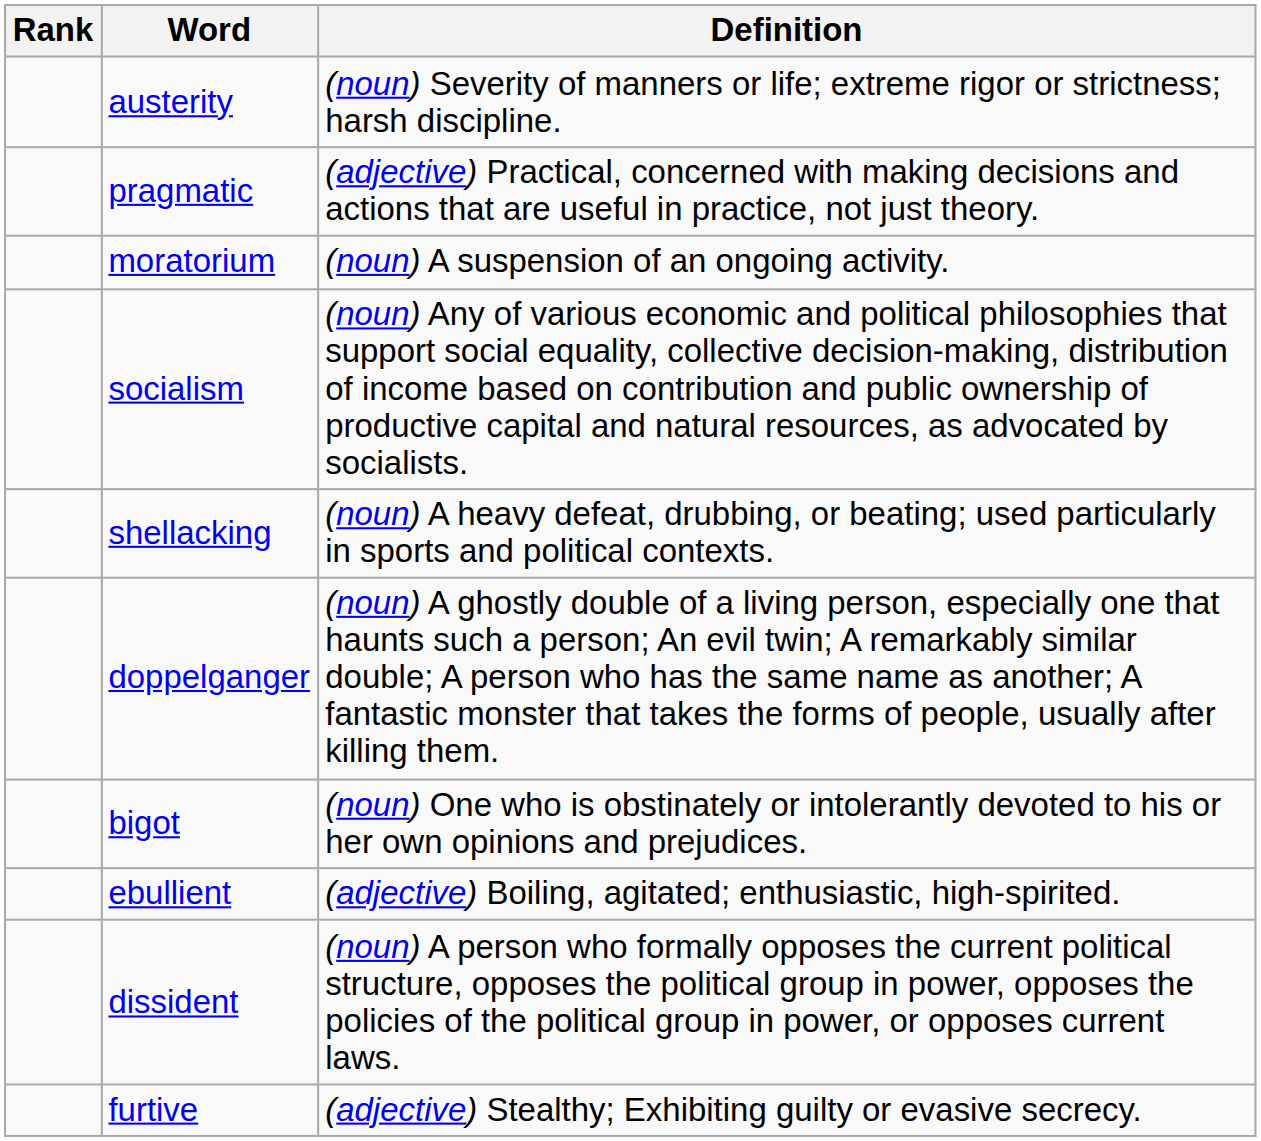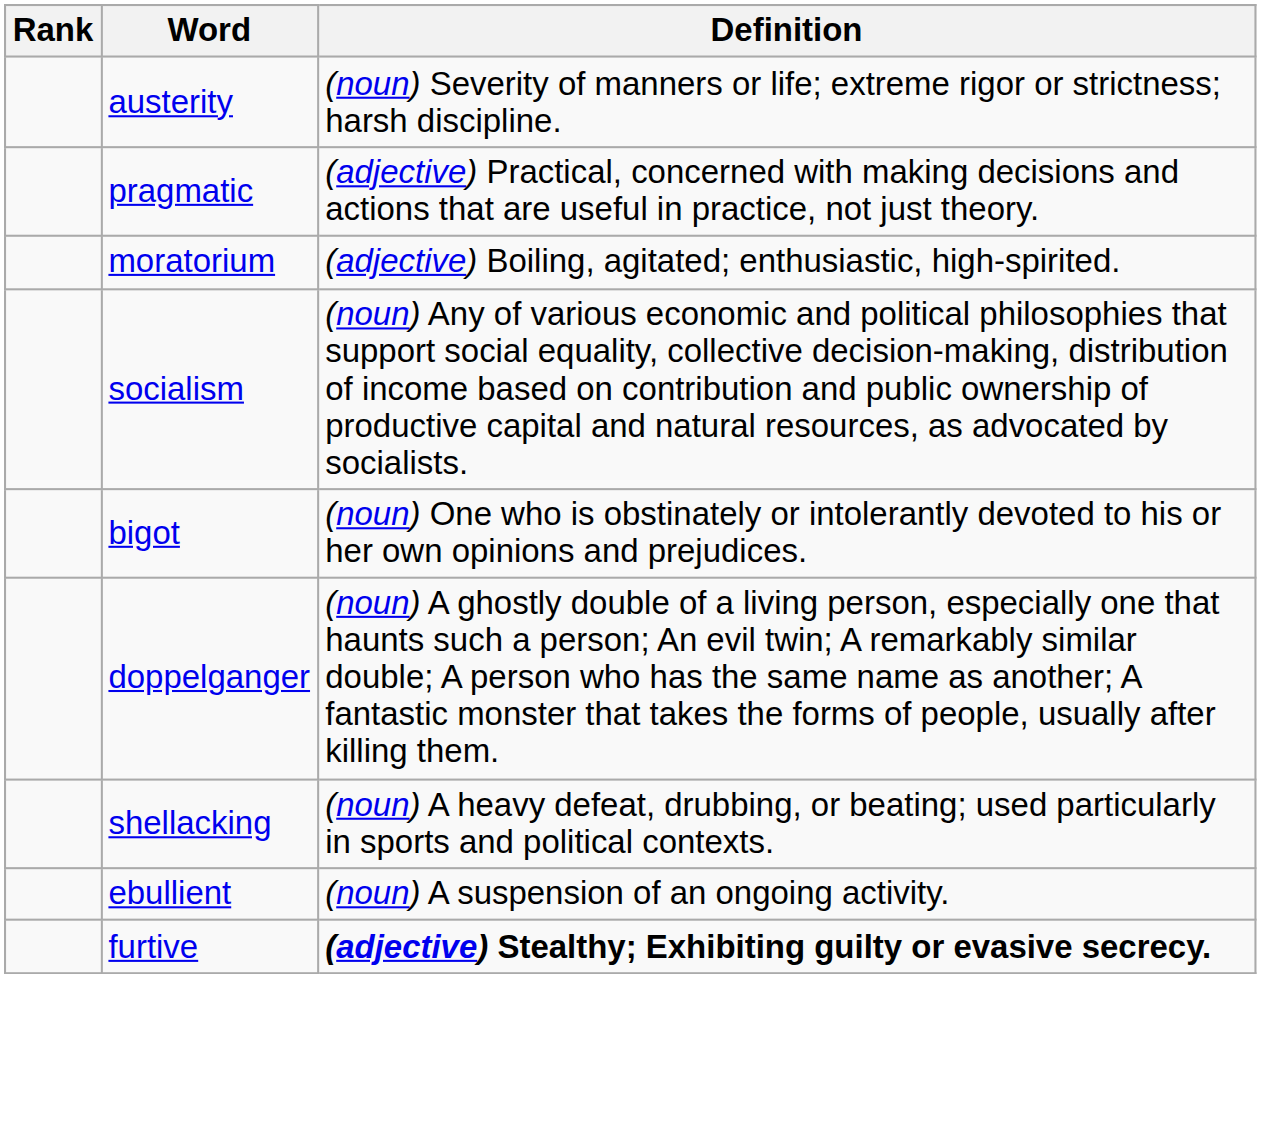(637, 261) (noun) A suspension of an ongoing activity. -> (723, 261) (adjective) Boiling, agitated; enthusiastic, high-spirited.
rows swapped: (144, 822) <-> (190, 533)
(723, 893) (adjective) Boiling, agitated; enthusiastic, high-spirited. -> (637, 893) (noun) A suspension of an ongoing activity.
- row: (173, 1001)
(733, 1109) normal -> (768, 946) bold
